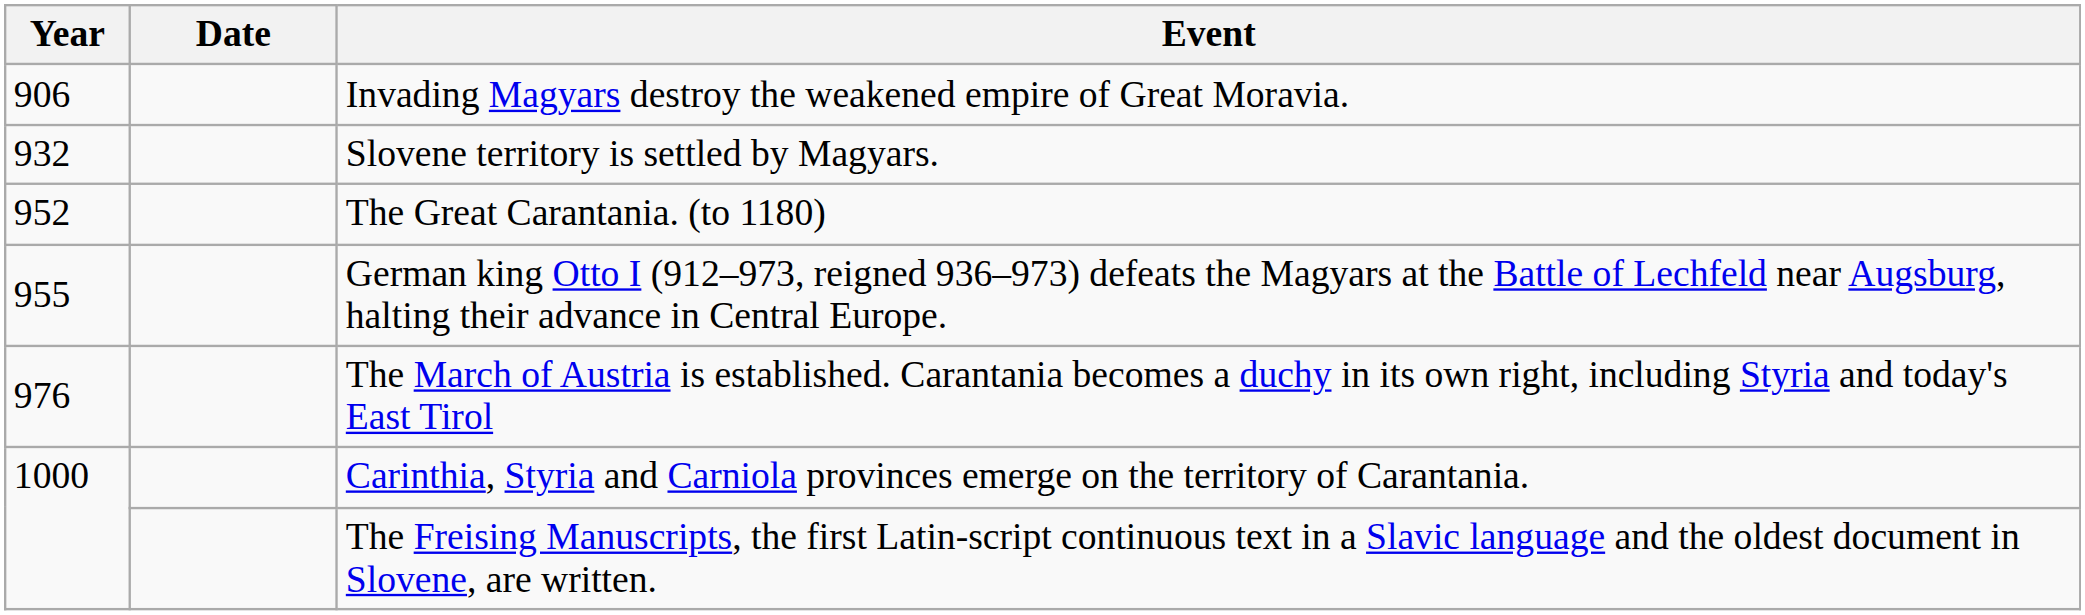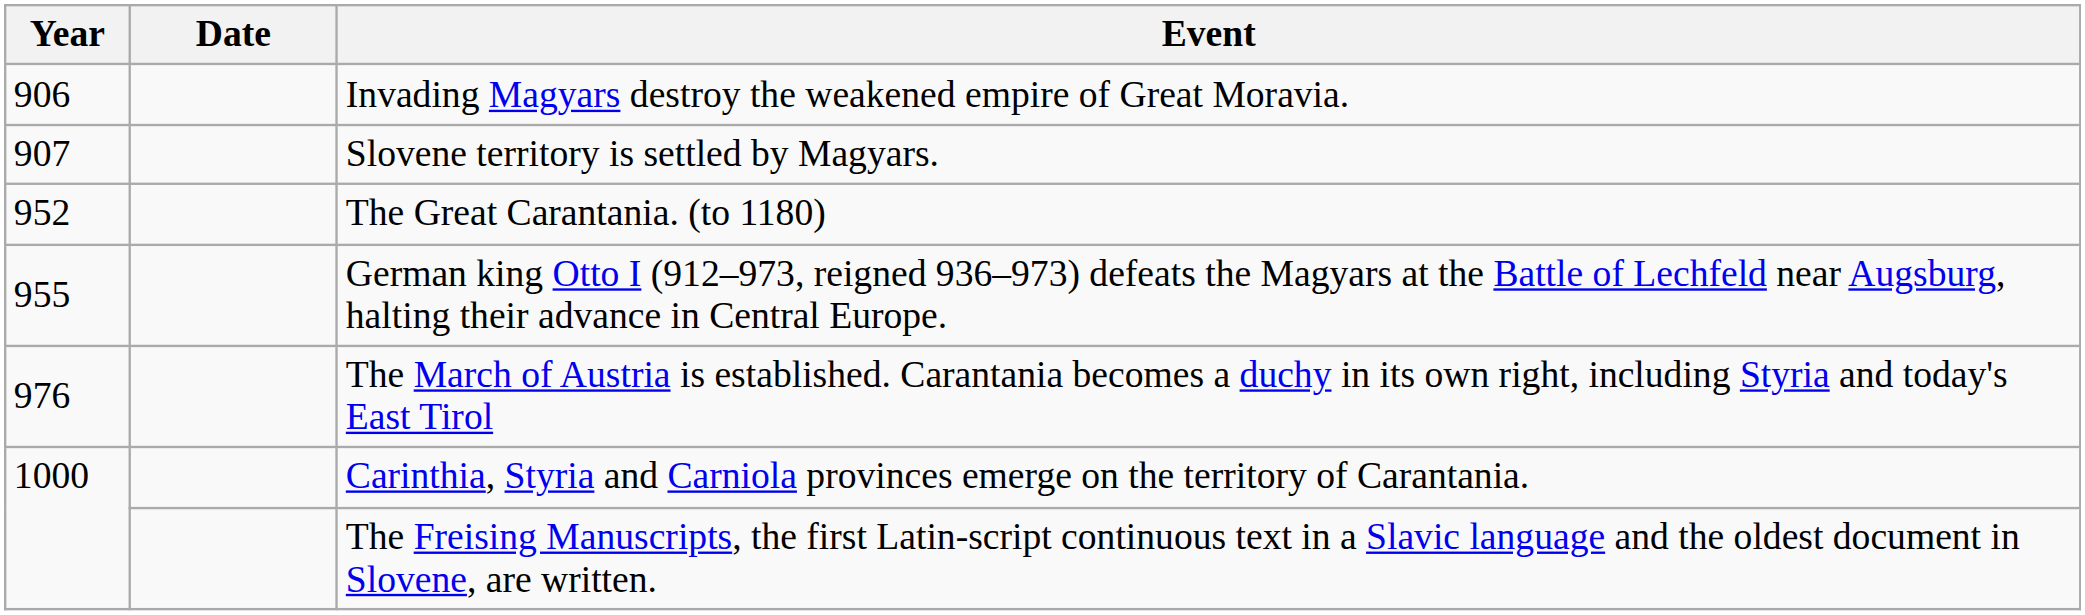(42, 153) 932 -> (42, 153) 907
